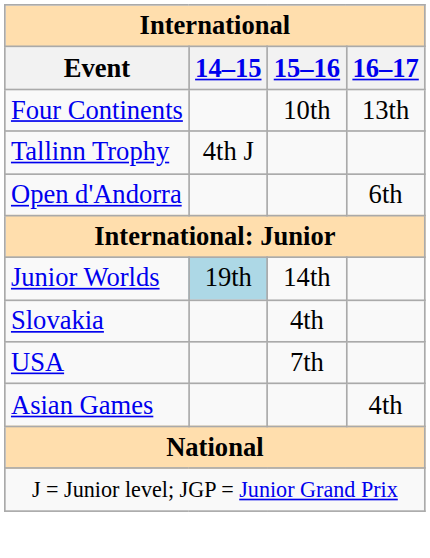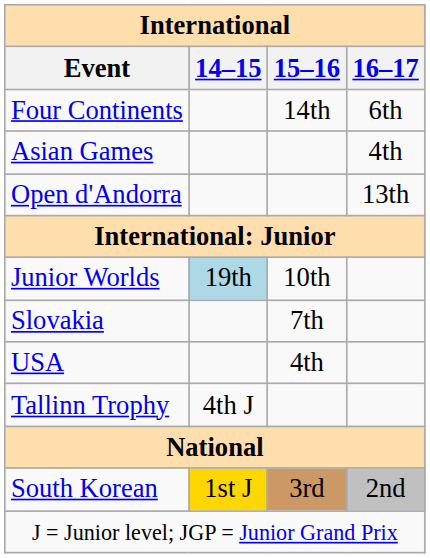(307, 109) 10th -> (307, 109) 14th
(386, 109) 13th -> (386, 109) 6th
rows swapped: (82, 404) <-> (90, 151)
(386, 194) 6th -> (386, 194) 13th
(307, 278) 14th -> (307, 278) 10th
(307, 320) 4th -> (307, 320) 7th
(307, 362) 7th -> (307, 362) 4th
+ row: (84, 488)
